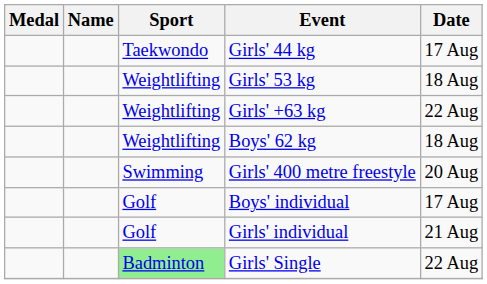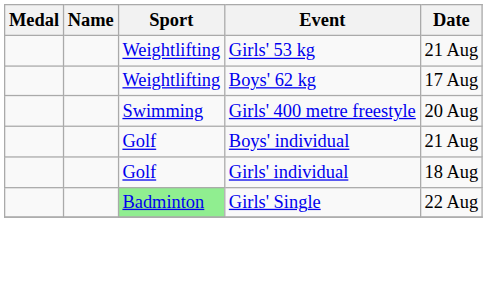- row: (272, 50)
(451, 80) 18 Aug -> (451, 50) 21 Aug
- row: (277, 111)
(451, 141) 18 Aug -> (451, 80) 17 Aug
(451, 202) 17 Aug -> (451, 141) 21 Aug
(451, 232) 21 Aug -> (451, 172) 18 Aug
